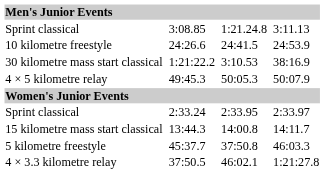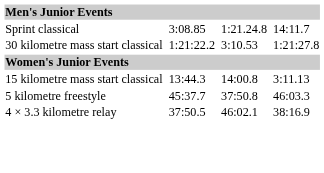(291, 28) 3:11.13 -> (291, 28) 14:11.7
- row: (187, 45)
(292, 62) 38:16.9 -> (296, 45) 1:21:27.8
- row: (187, 79)
- row: (187, 112)
(291, 129) 14:11.7 -> (291, 79) 3:11.13
(296, 162) 1:21:27.8 -> (292, 112) 38:16.9
